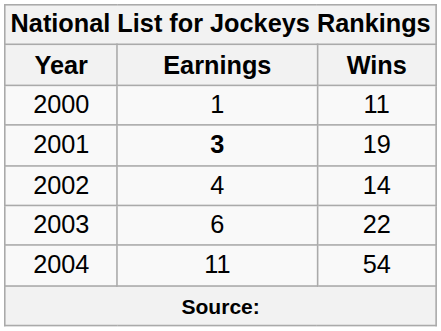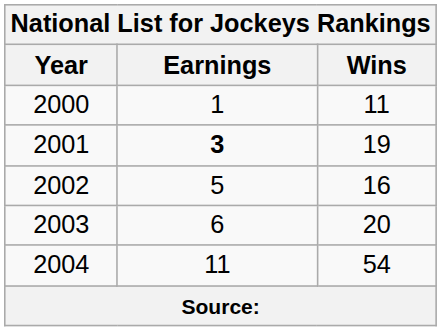(217, 184) 4 -> (217, 184) 5
(377, 184) 14 -> (377, 184) 16
(377, 225) 22 -> (377, 225) 20
